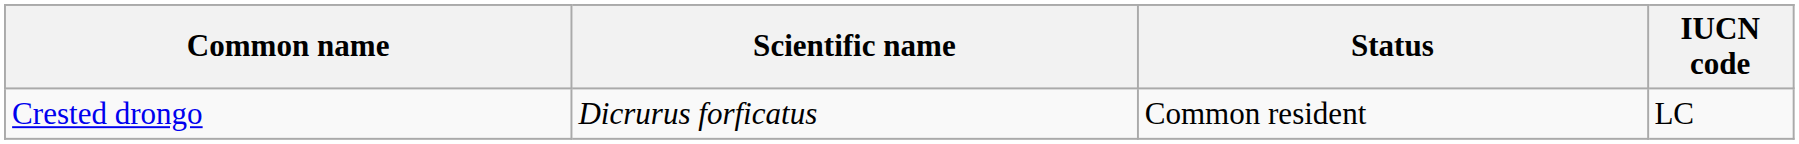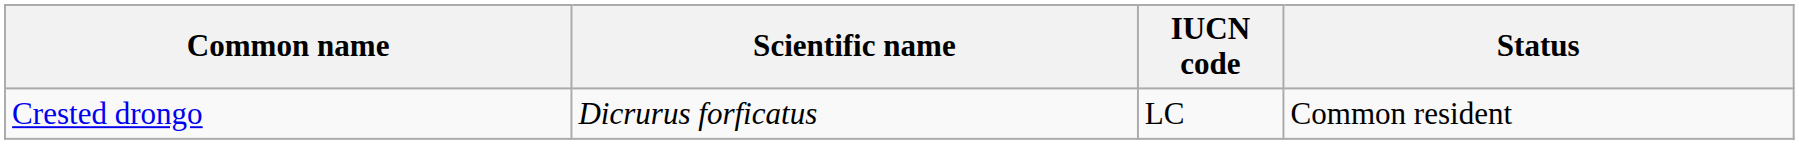columns swapped: (1392, 46) <-> (1720, 46)
